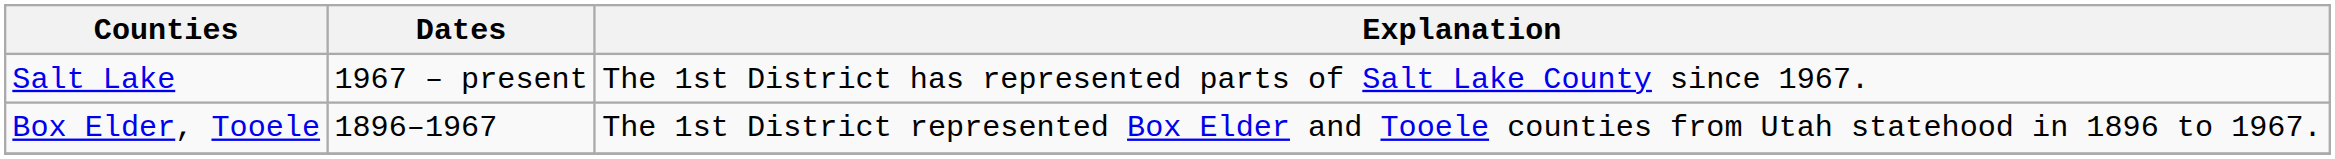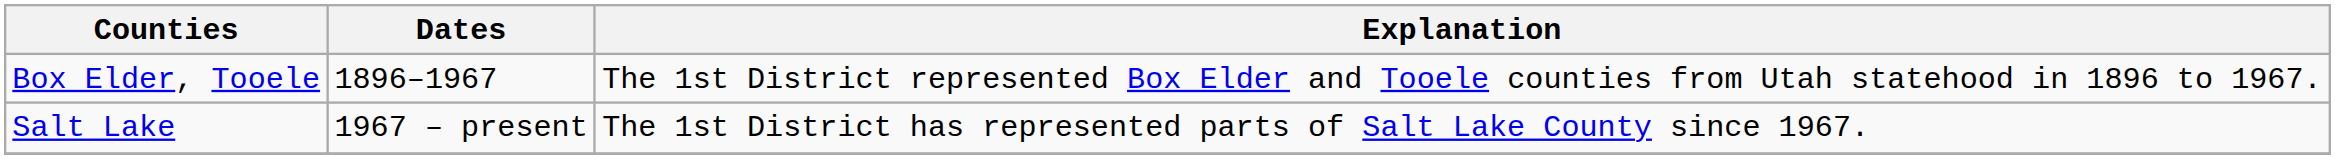rows swapped: (166, 128) <-> (94, 79)
